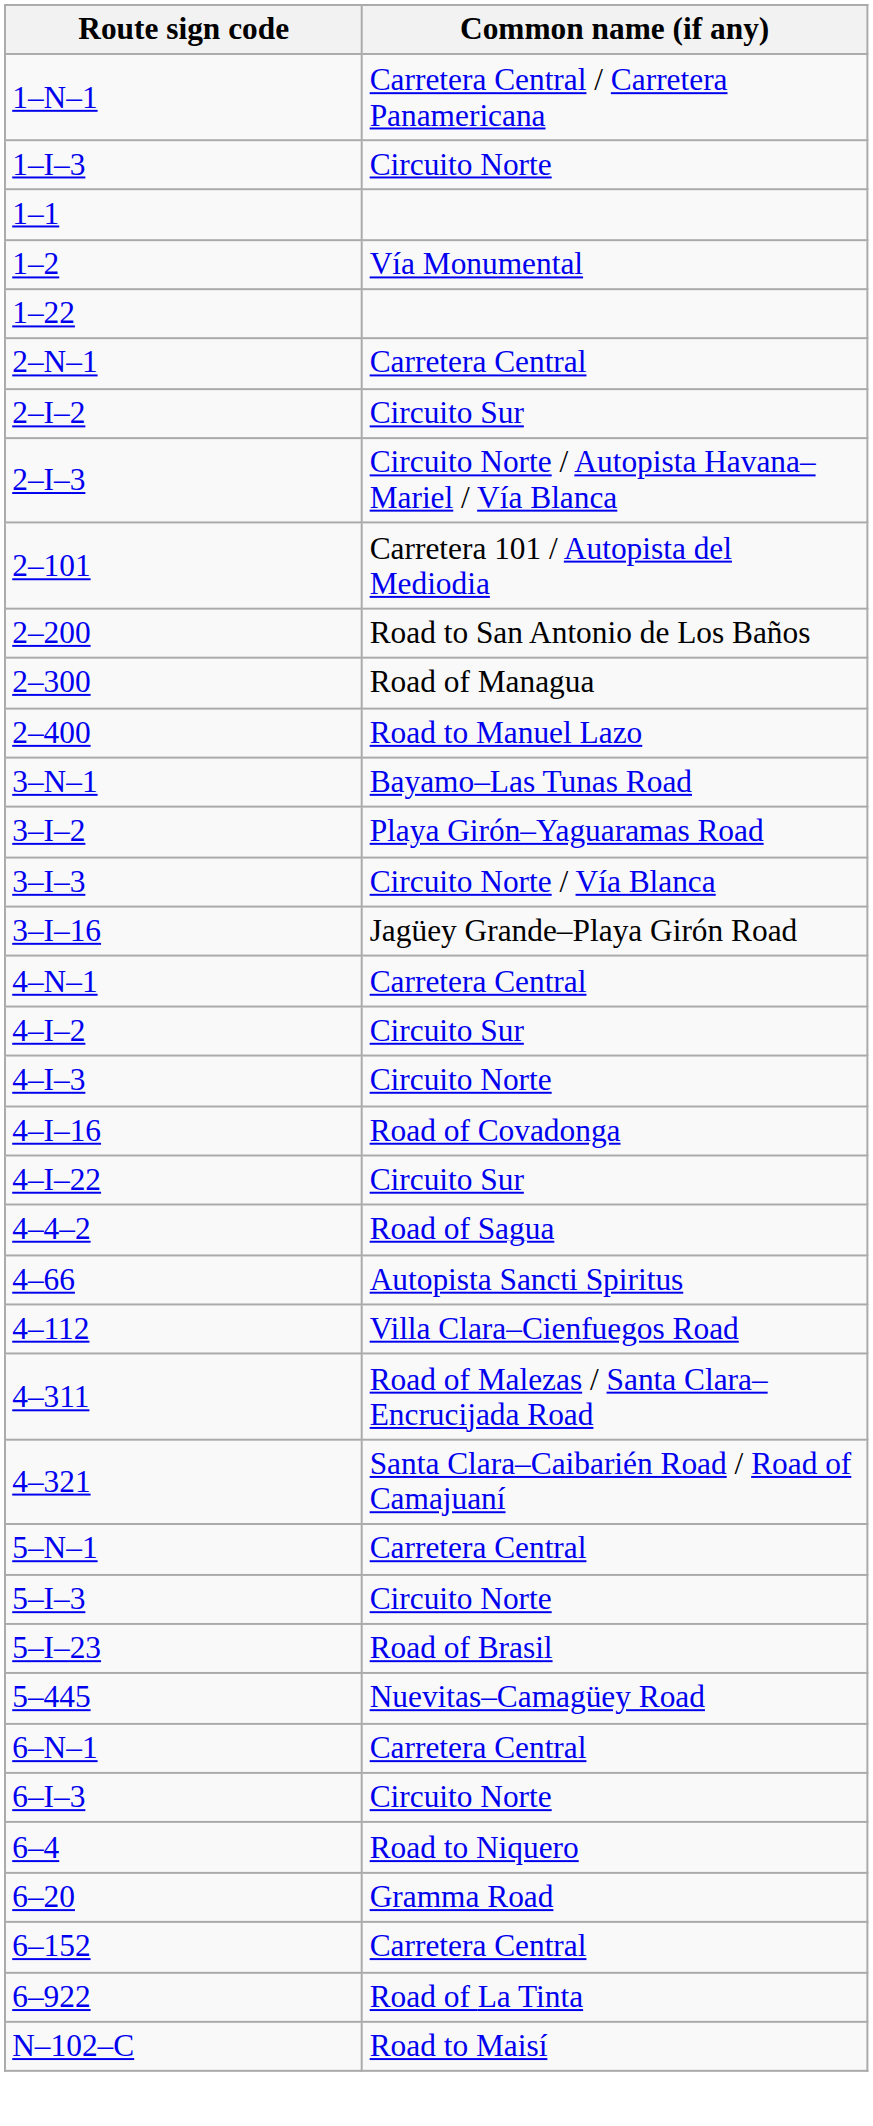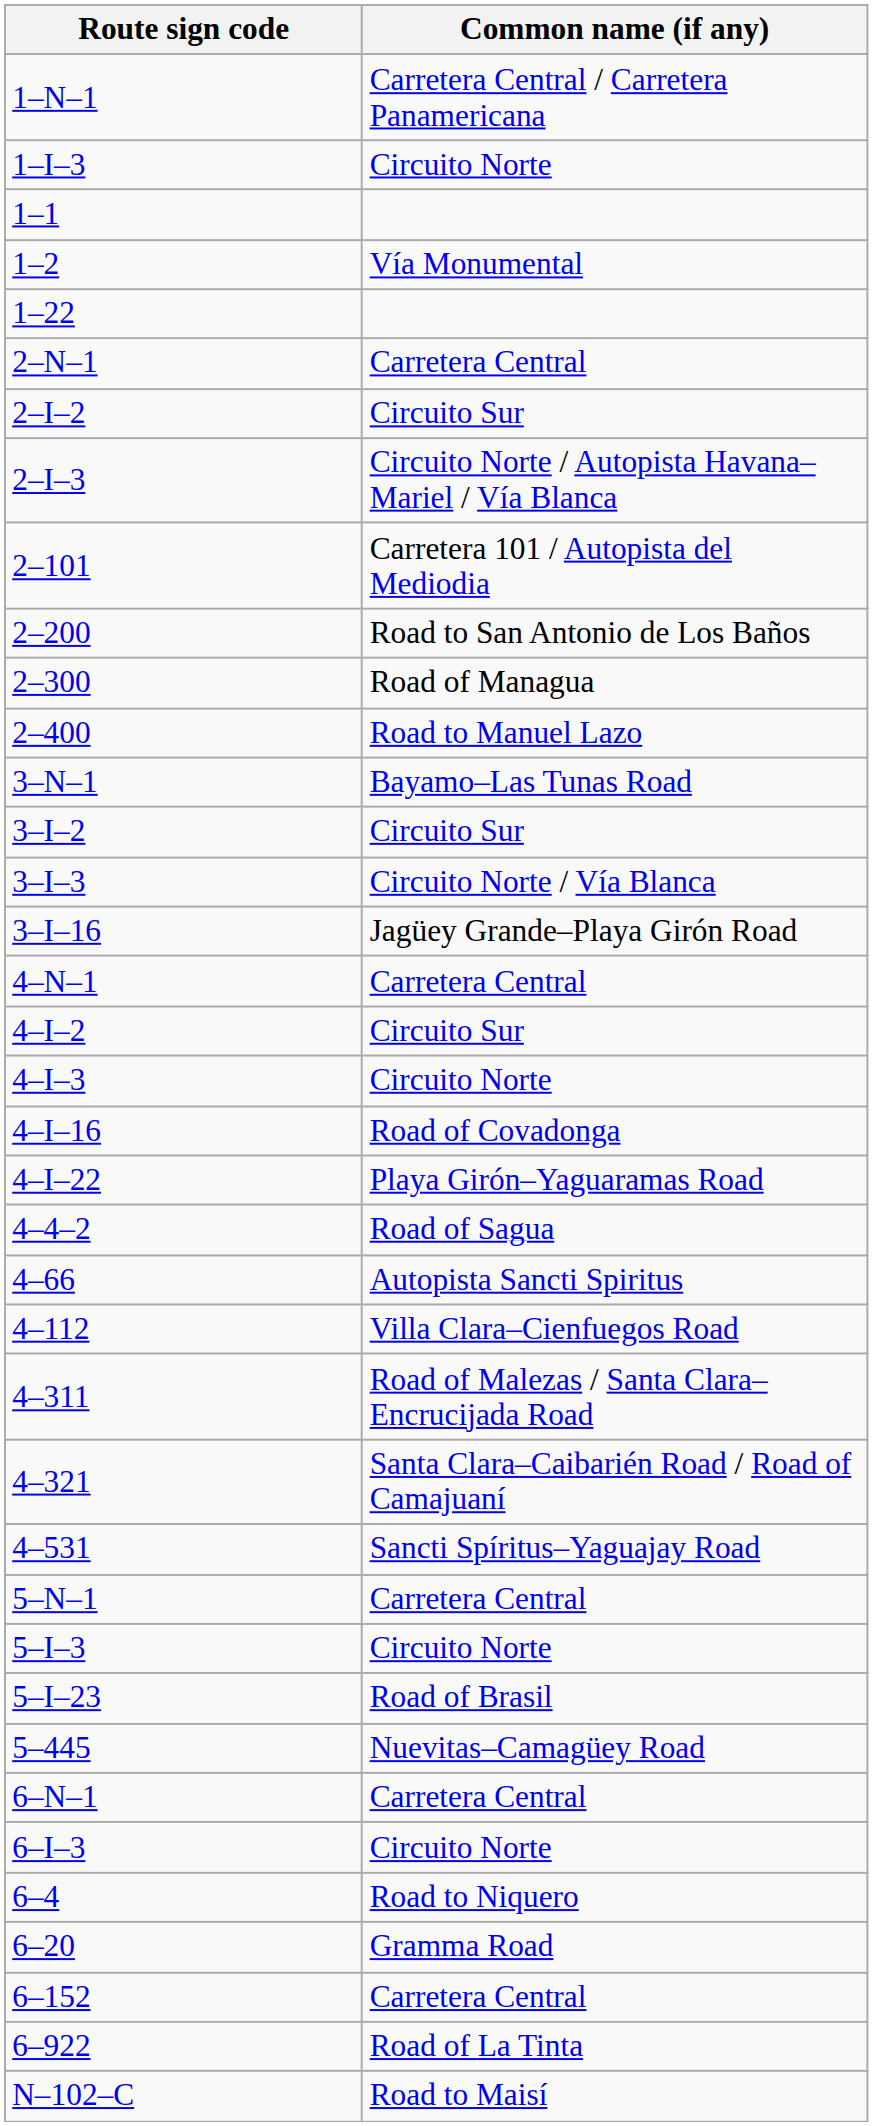(567, 831) Playa Girón–Yaguaramas Road -> (447, 831) Circuito Sur
(447, 1179) Circuito Sur -> (567, 1179) Playa Girón–Yaguaramas Road
+ row: (51, 1548)
